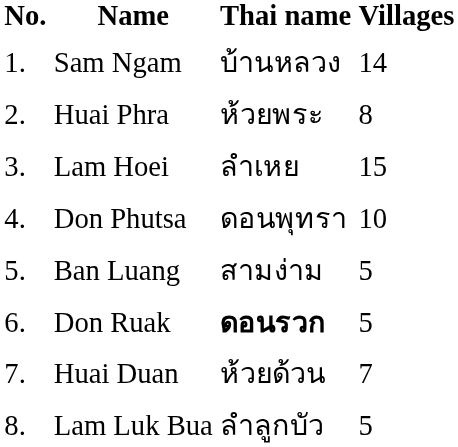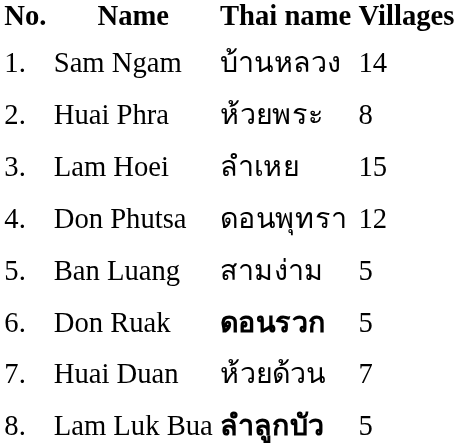(373, 217) 10 -> (373, 217) 12
(272, 425) normal -> (272, 425) bold
